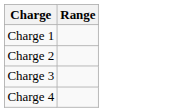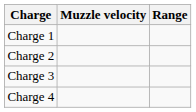+ column: (103, 14)
